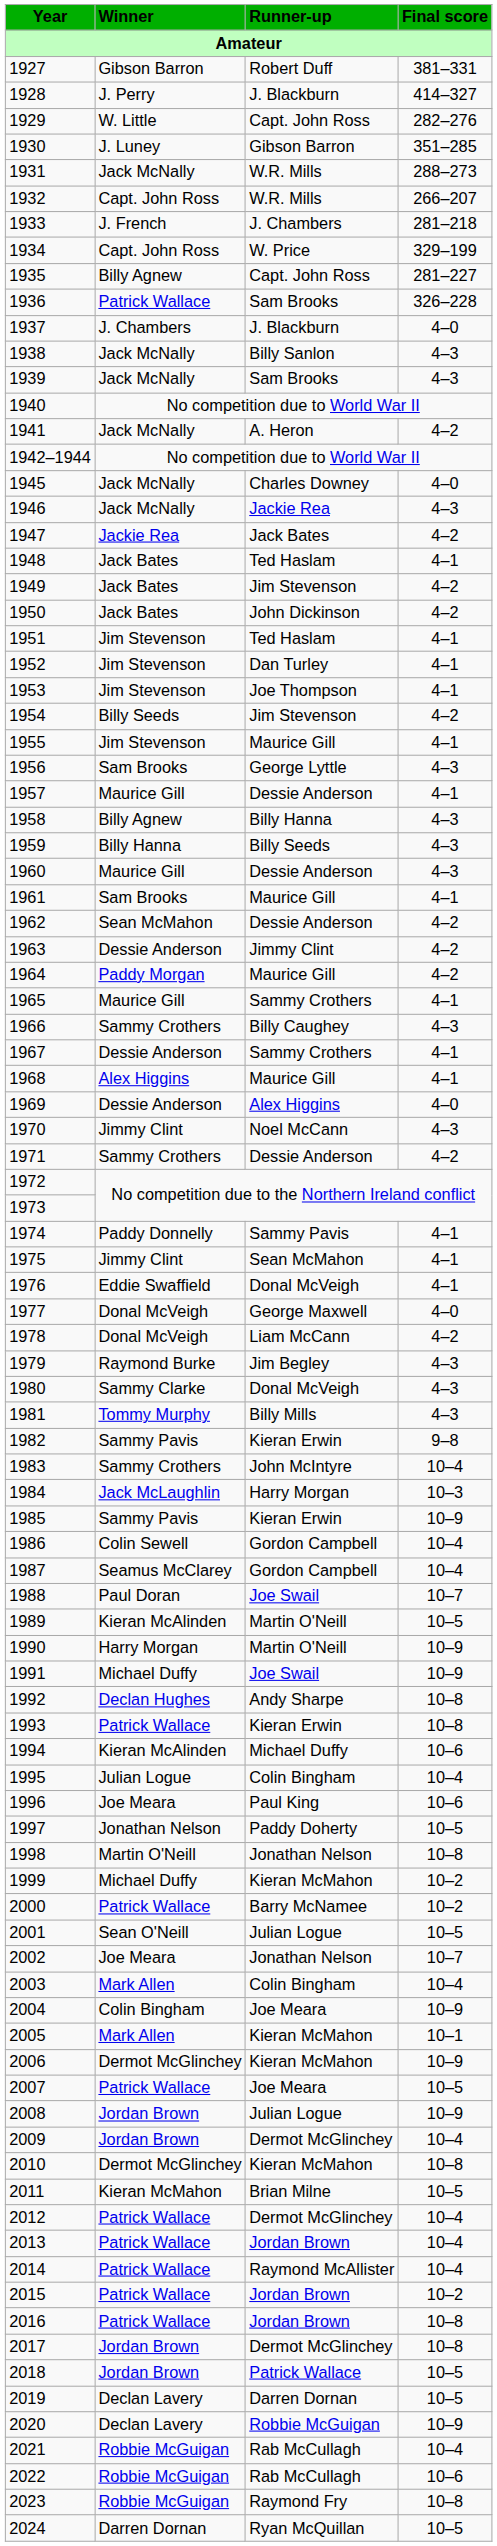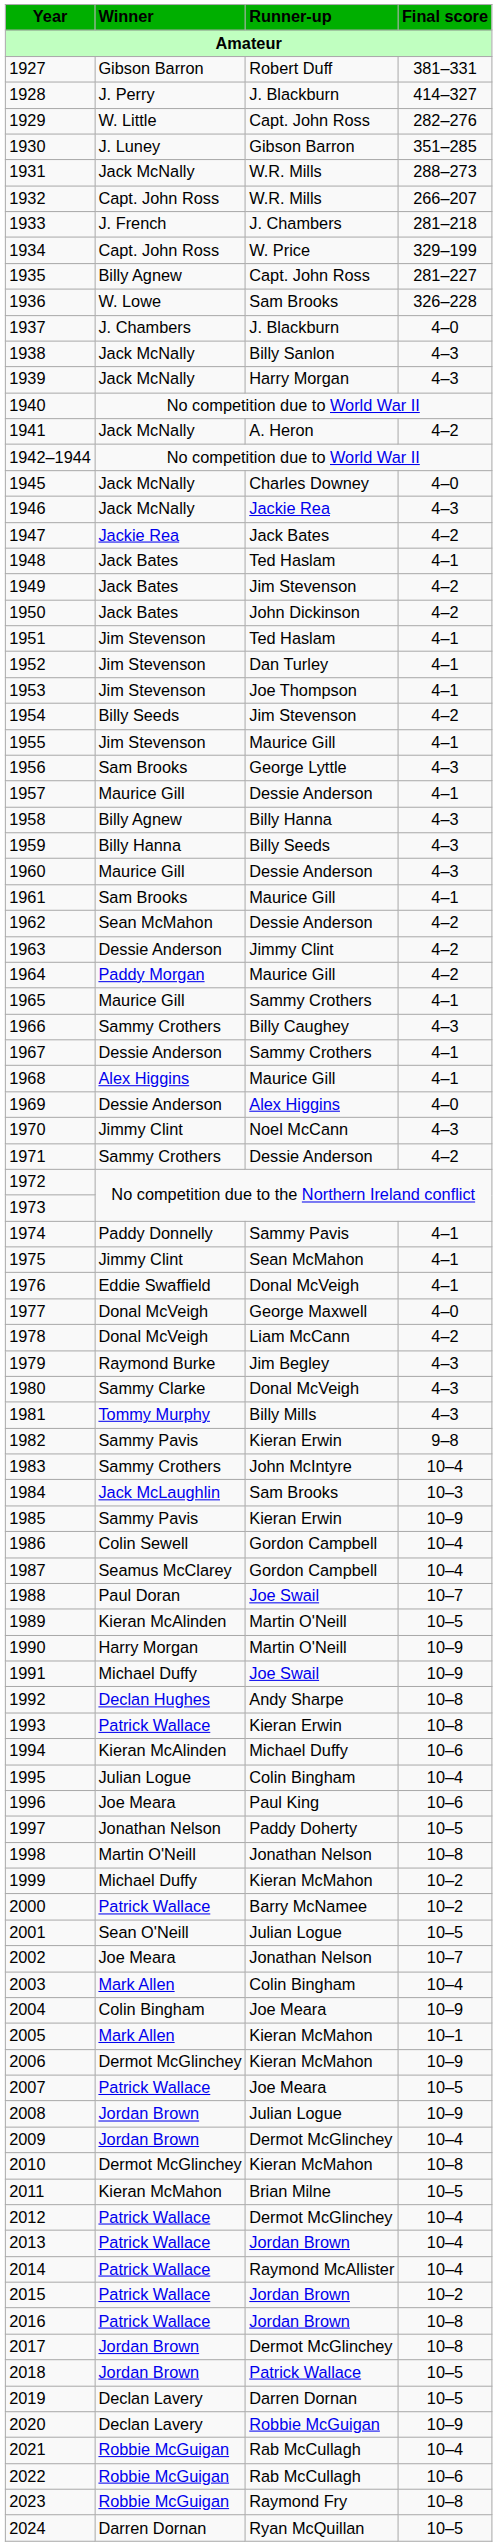(154, 302) Patrick Wallace -> (130, 302) W. Lowe
(294, 379) Sam Brooks -> (299, 379) Harry Morgan
(299, 1492) Harry Morgan -> (294, 1492) Sam Brooks
